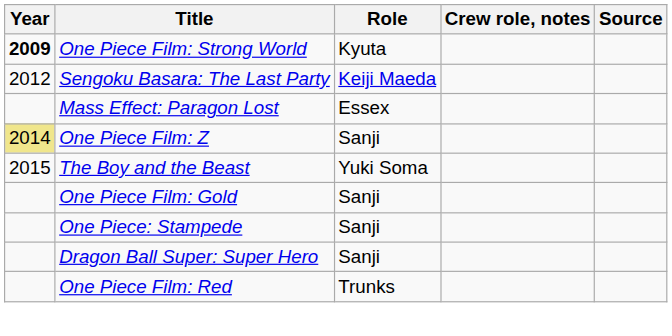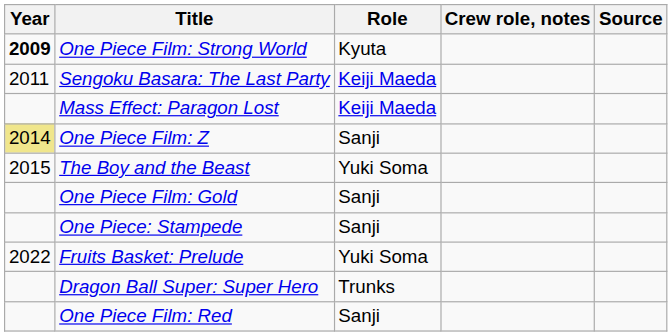(30, 78) 2012 -> (29, 78) 2011
(364, 108) Essex -> (387, 108) Keiji Maeda
+ row: (151, 256)
(359, 256) Sanji -> (367, 286) Trunks
(367, 286) Trunks -> (359, 316) Sanji
